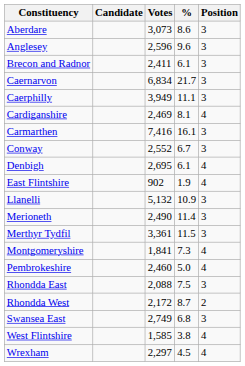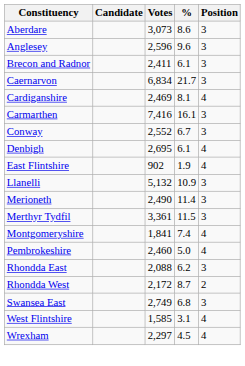- row: (29, 98)
(184, 251) 7.3 -> (184, 234) 7.4
(184, 285) 7.5 -> (184, 268) 6.2
(184, 336) 3.8 -> (184, 319) 3.1
